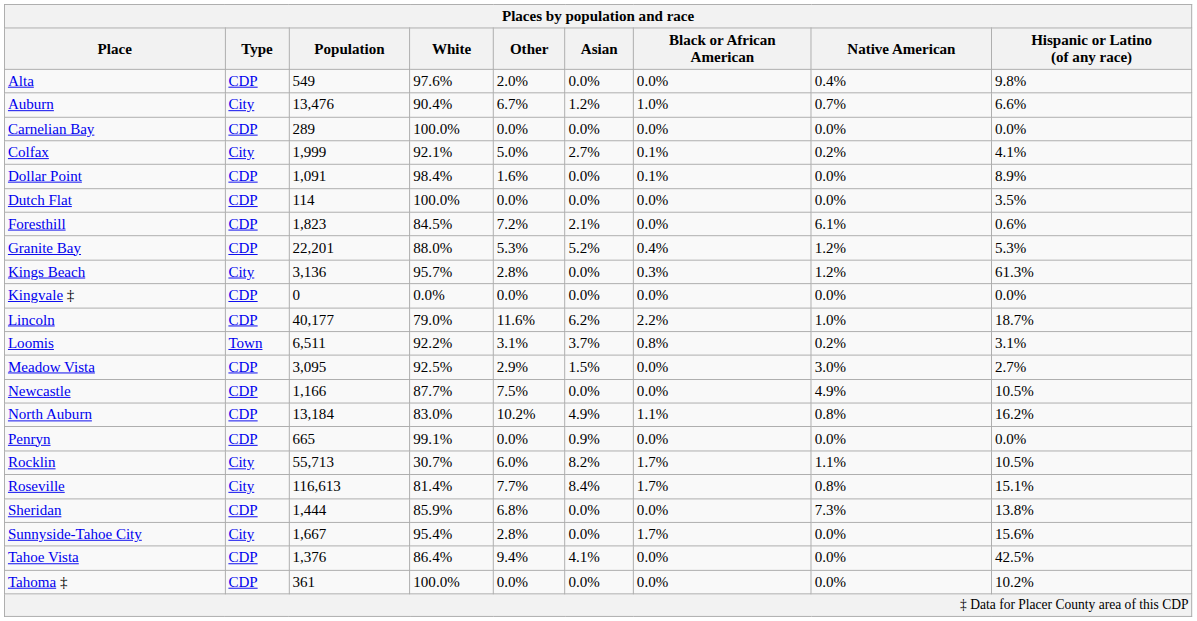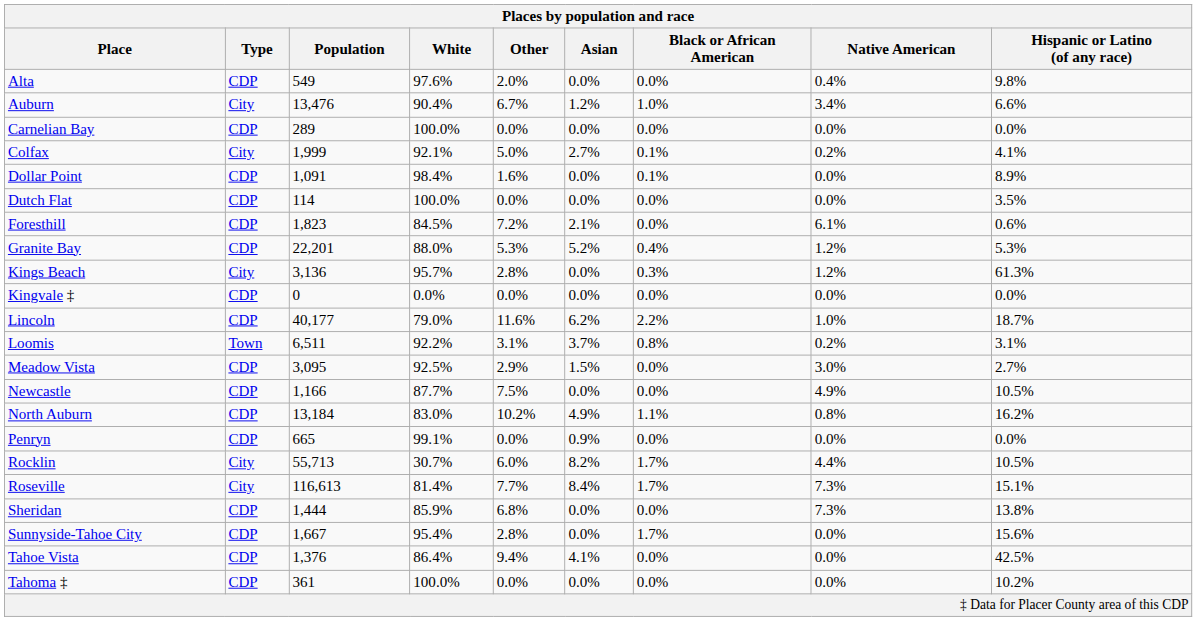(830, 104) 0.7% -> (830, 104) 3.4%
(830, 462) 1.1% -> (830, 462) 4.4%
(830, 486) 0.8% -> (830, 486) 7.3%
(241, 534) City -> (243, 534) CDP
